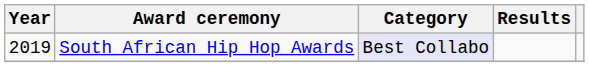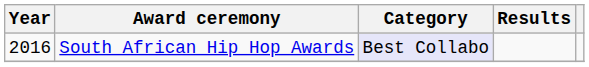(30, 48) 2019 -> (30, 48) 2016
